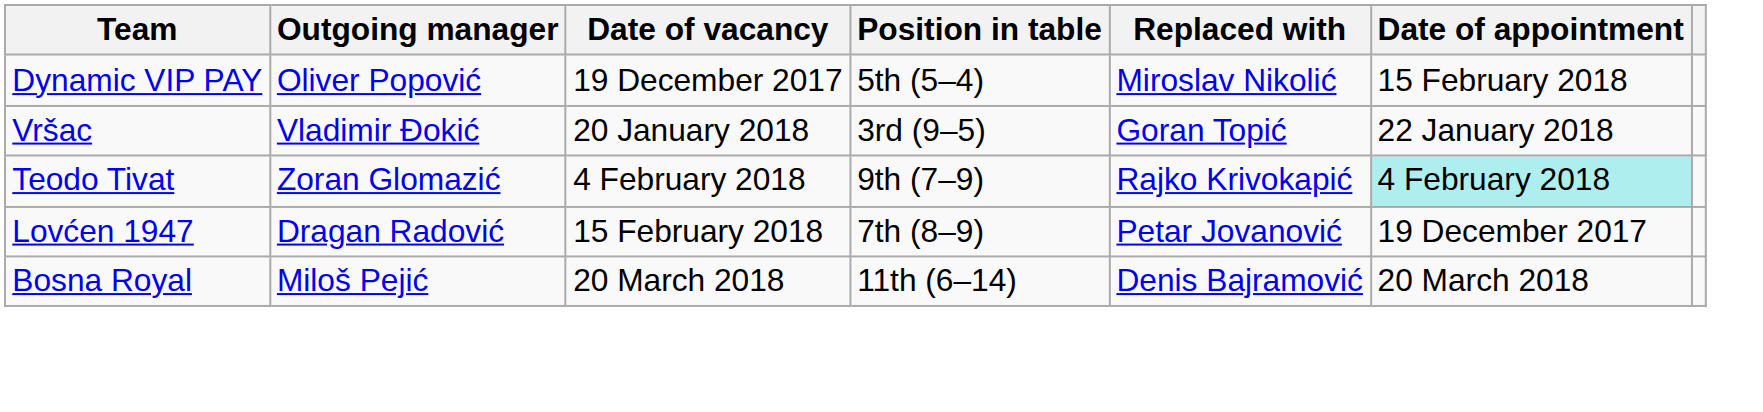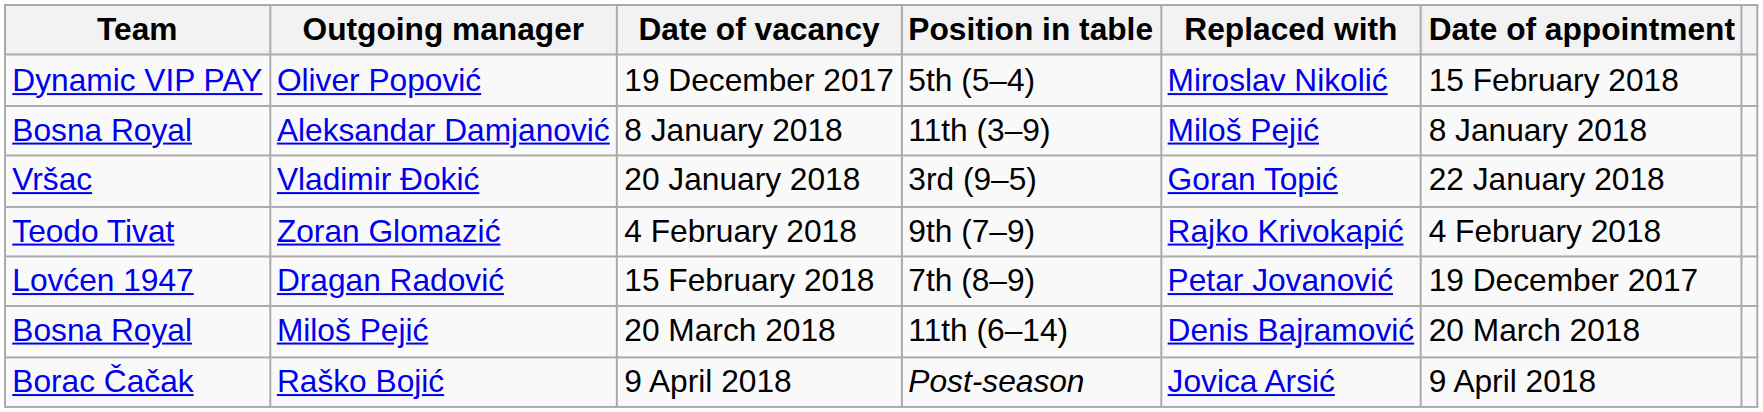+ row: (443, 130)
(1494, 180) paleturquoise background -> (1545, 230) no background
+ row: (361, 381)
